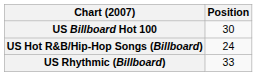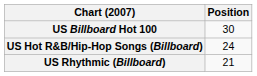(228, 63) 33 -> (228, 63) 21
